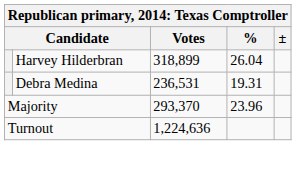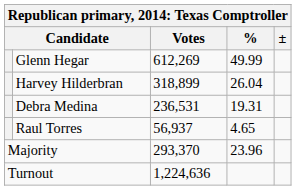+ row: (52, 60)
+ row: (49, 128)
